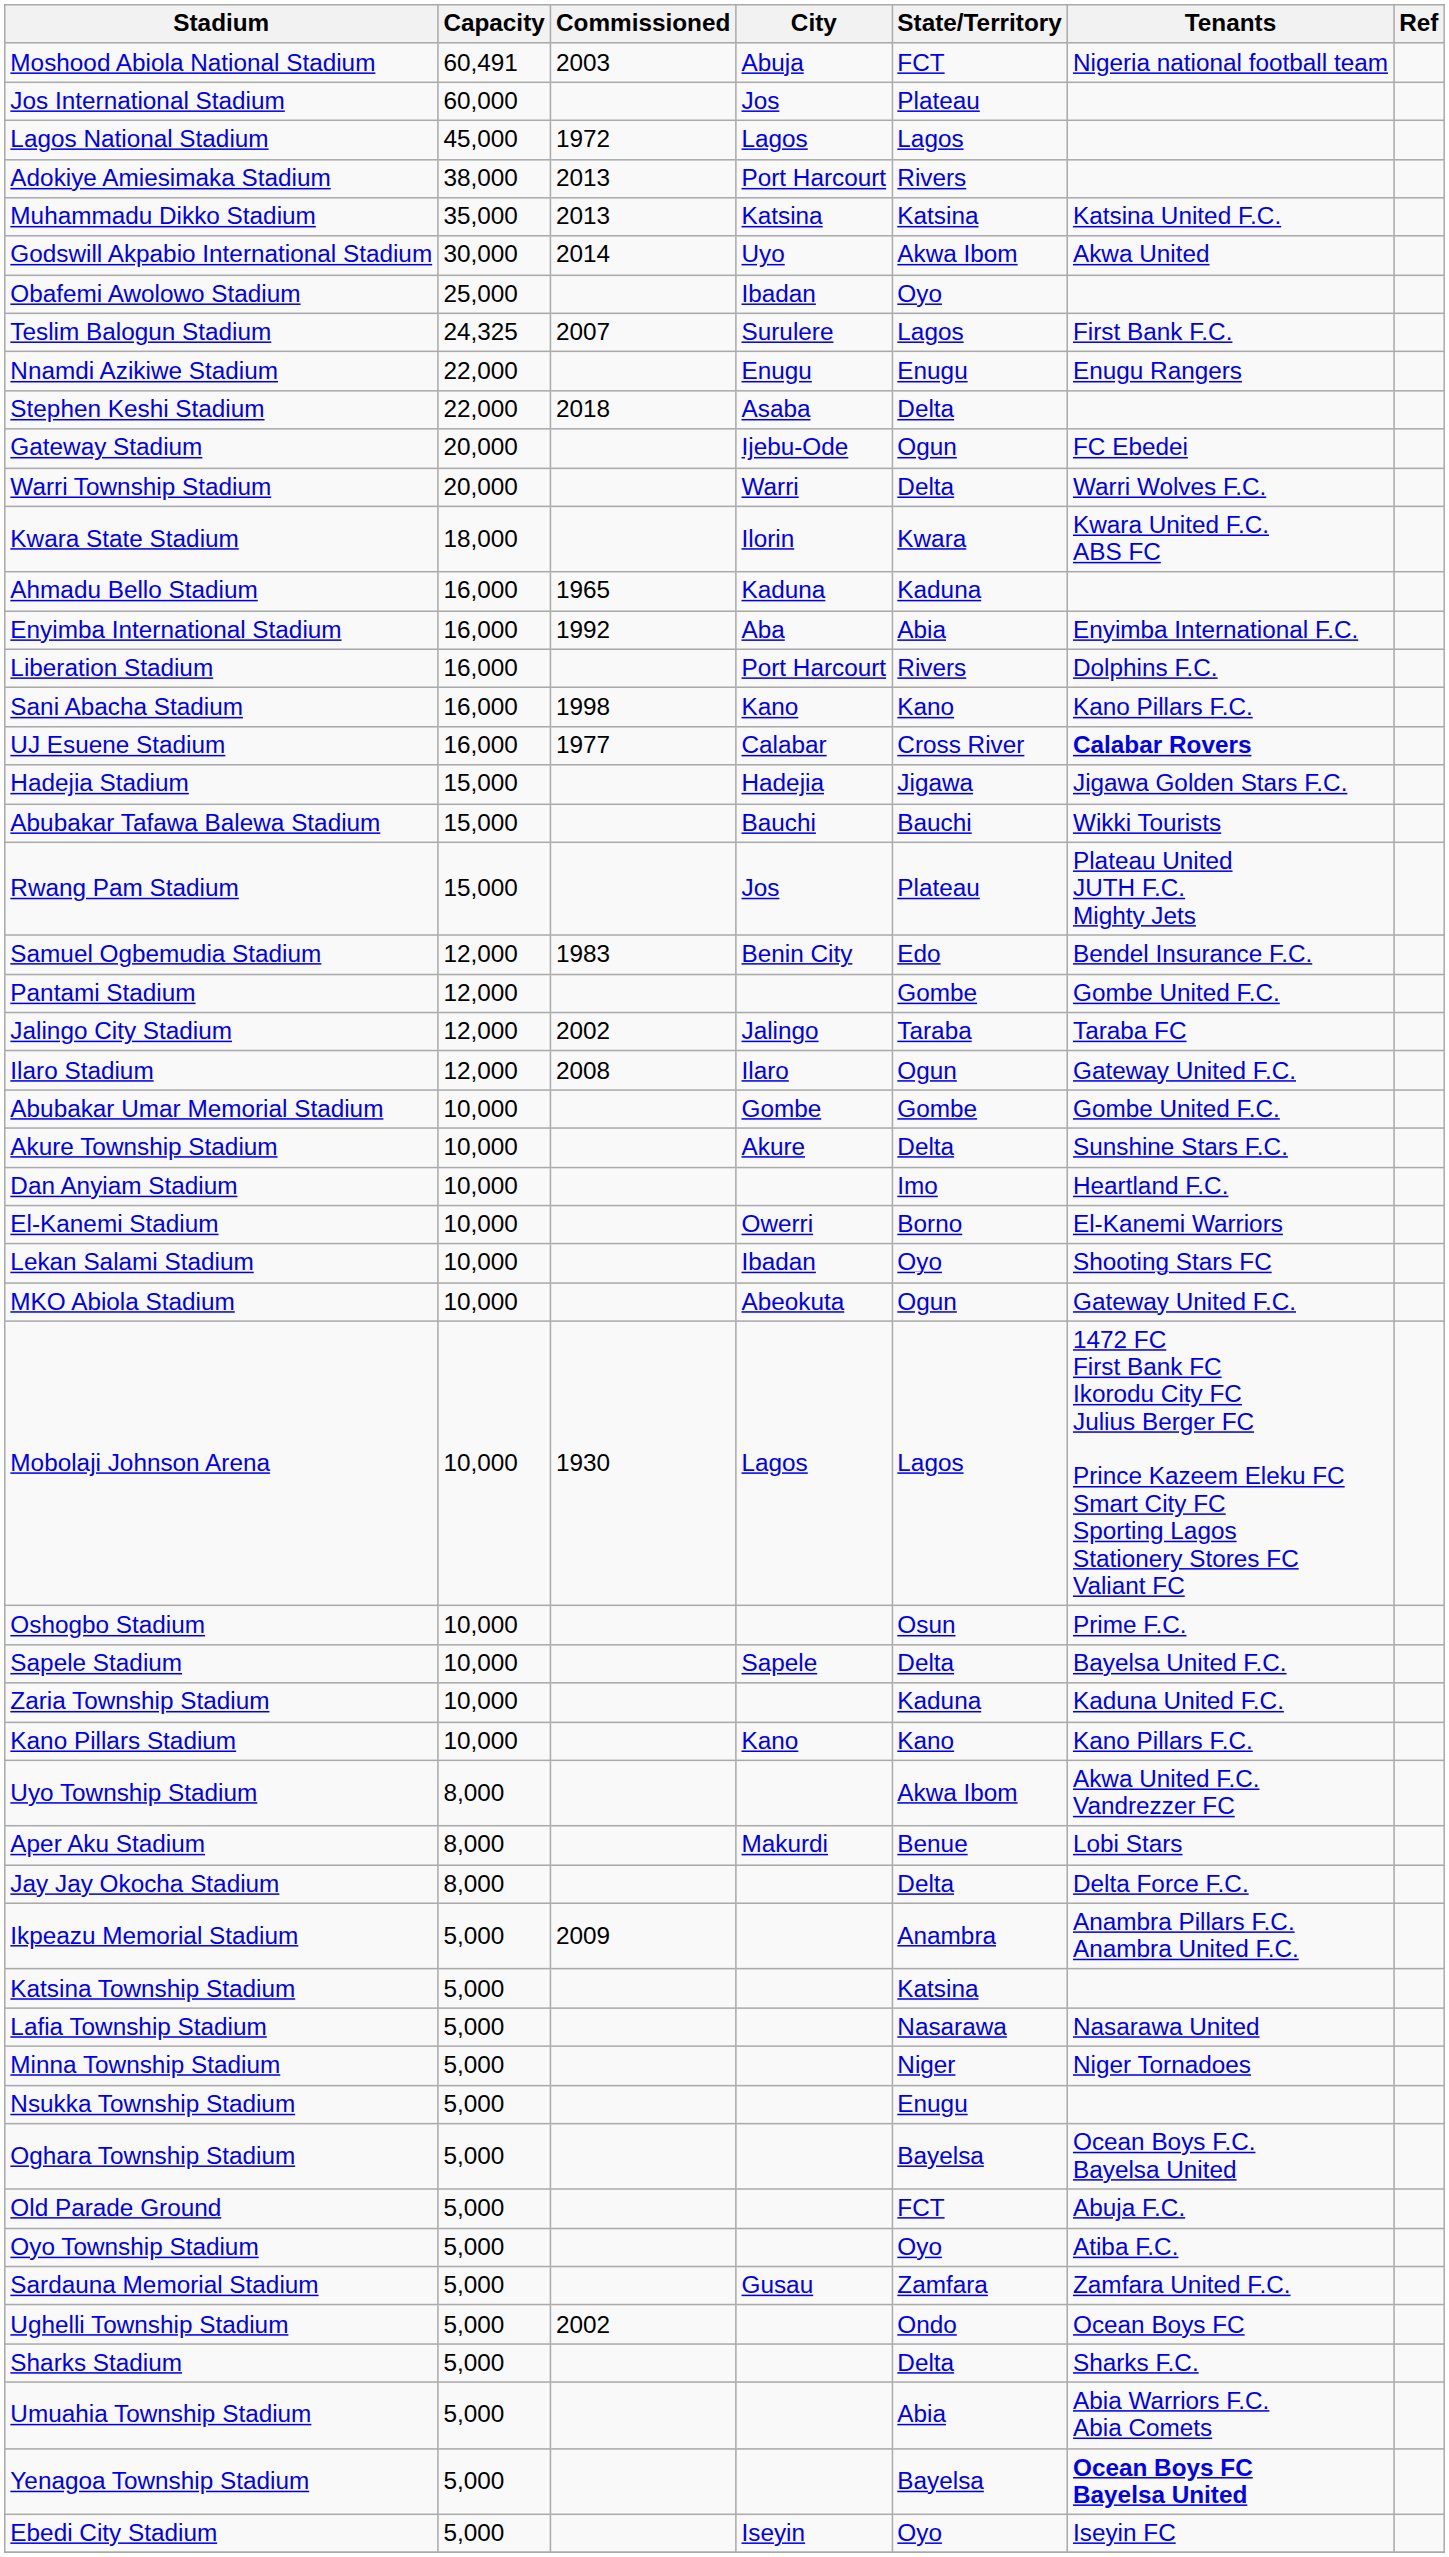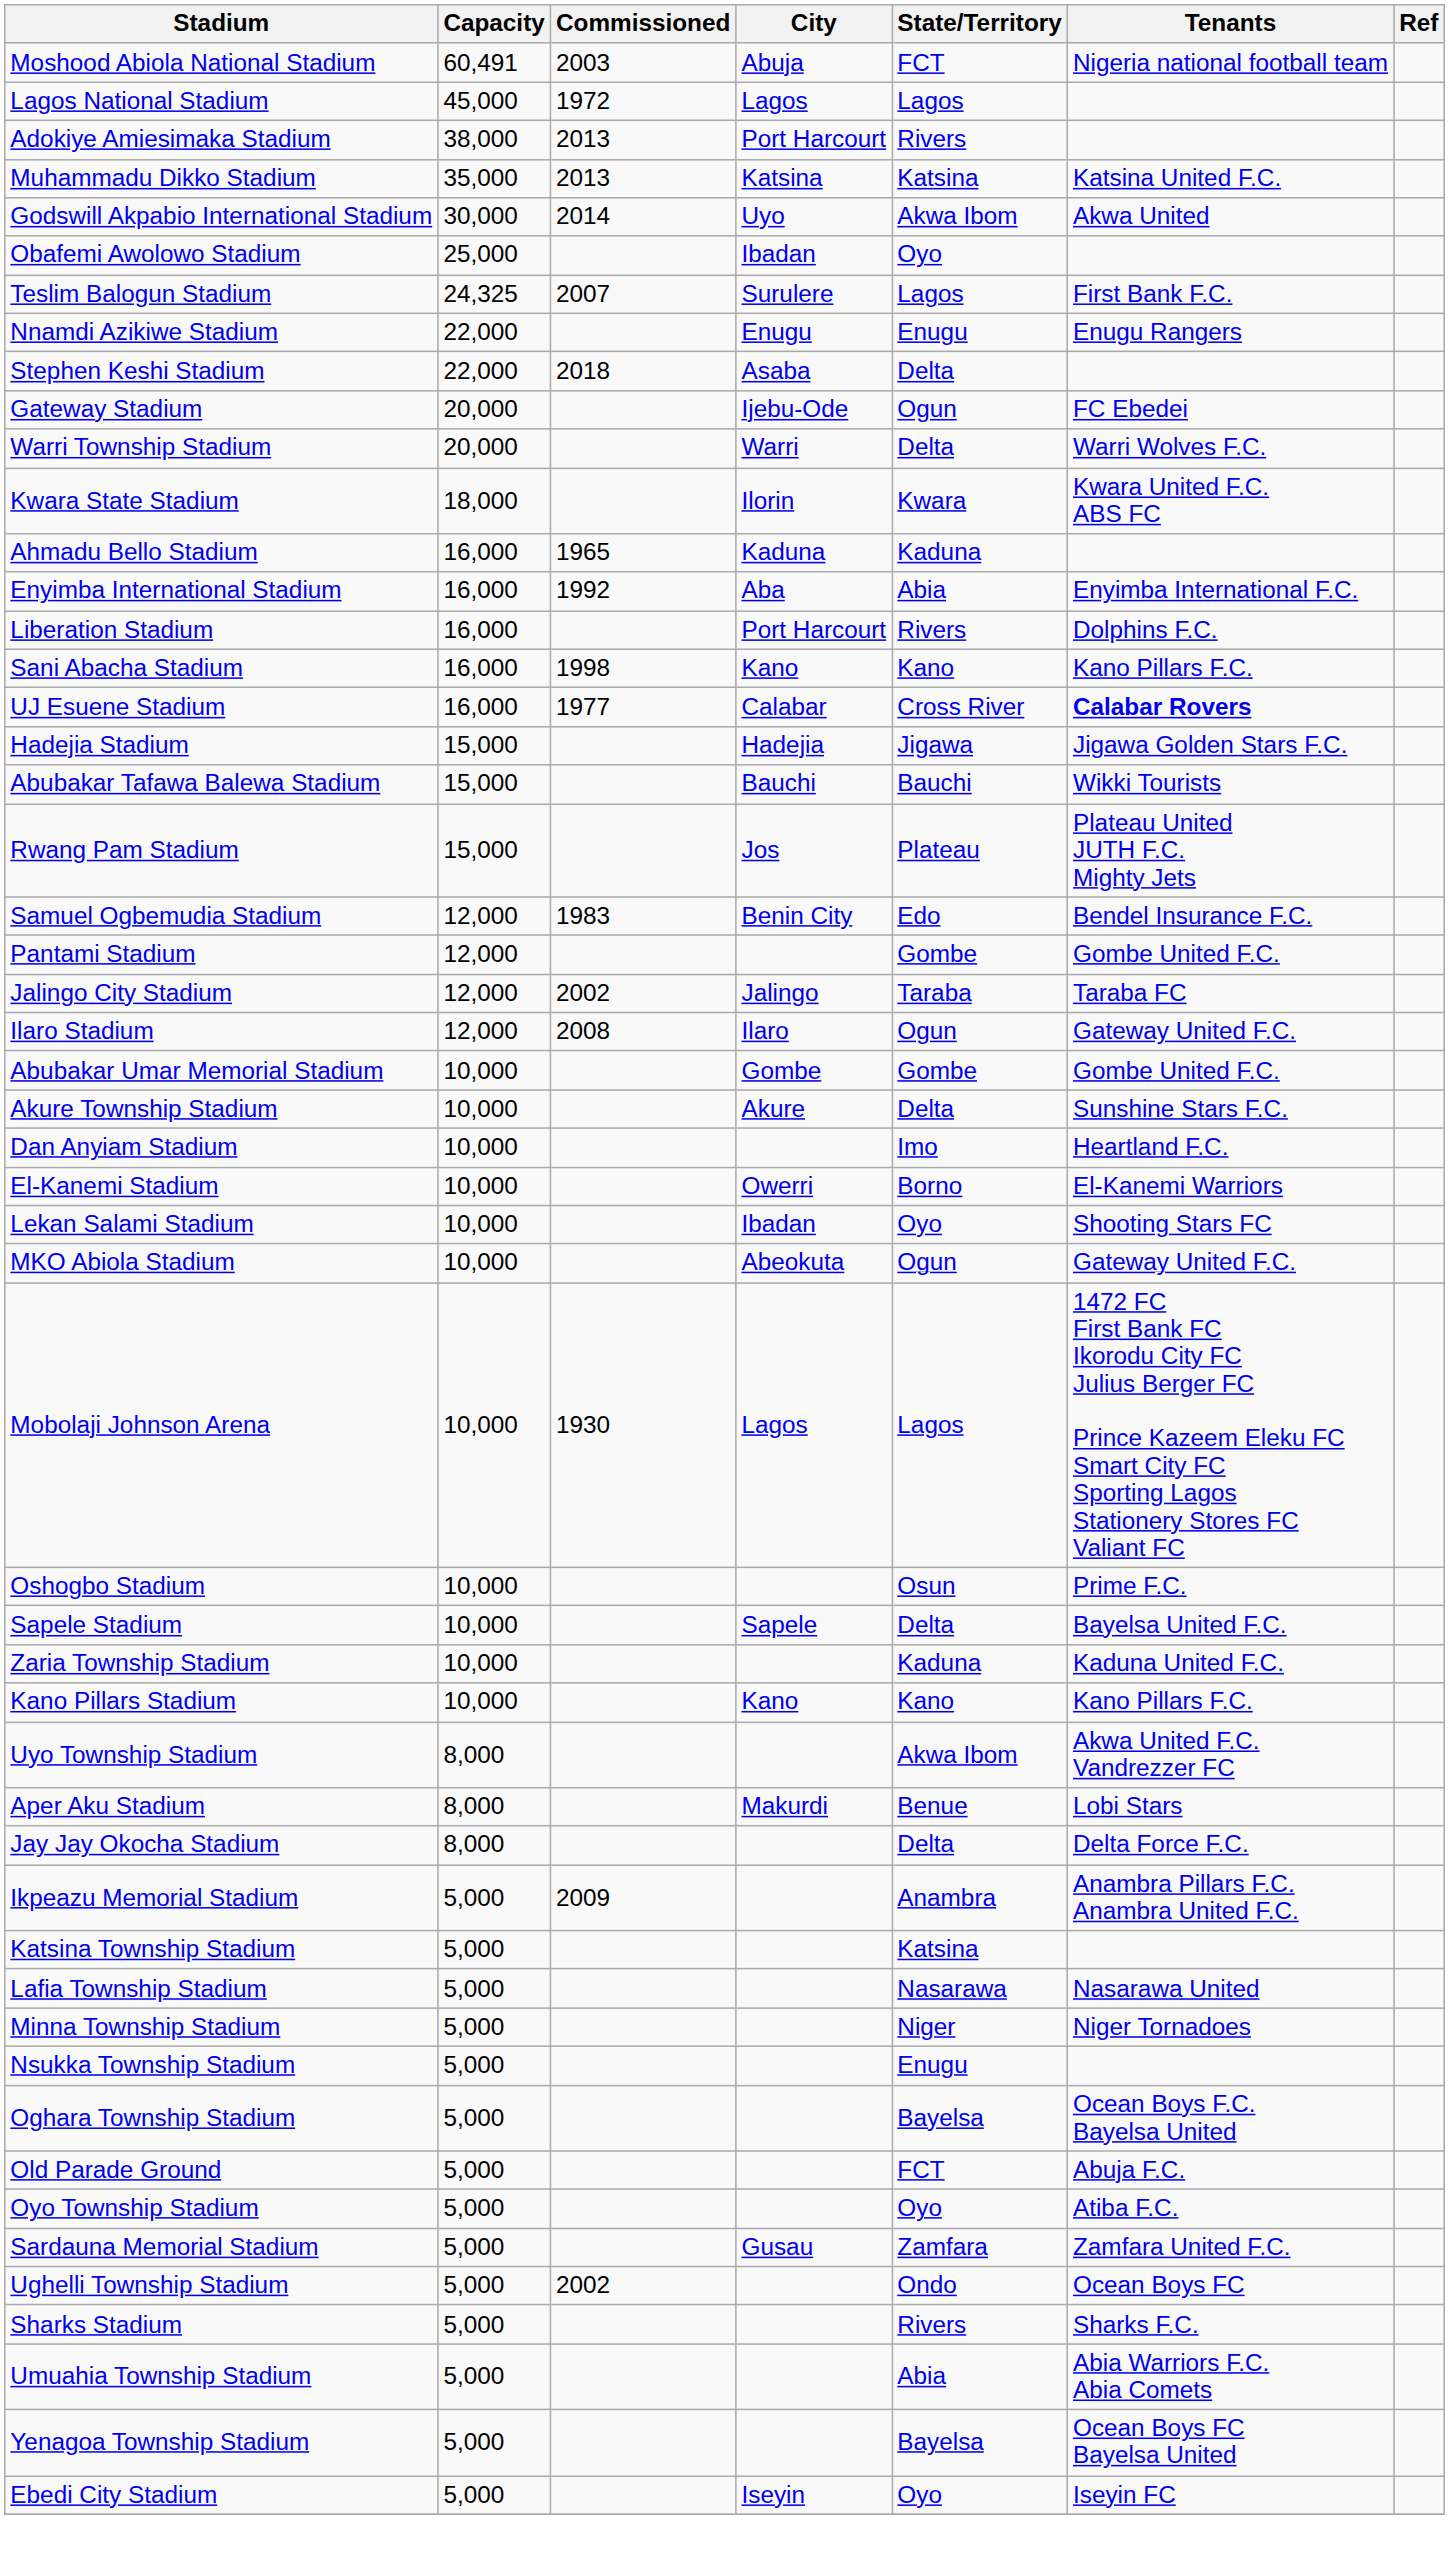- row: (148, 100)
(926, 2362) Delta -> (932, 2324) Rivers
(1163, 2480) bold -> (1159, 2442) normal
